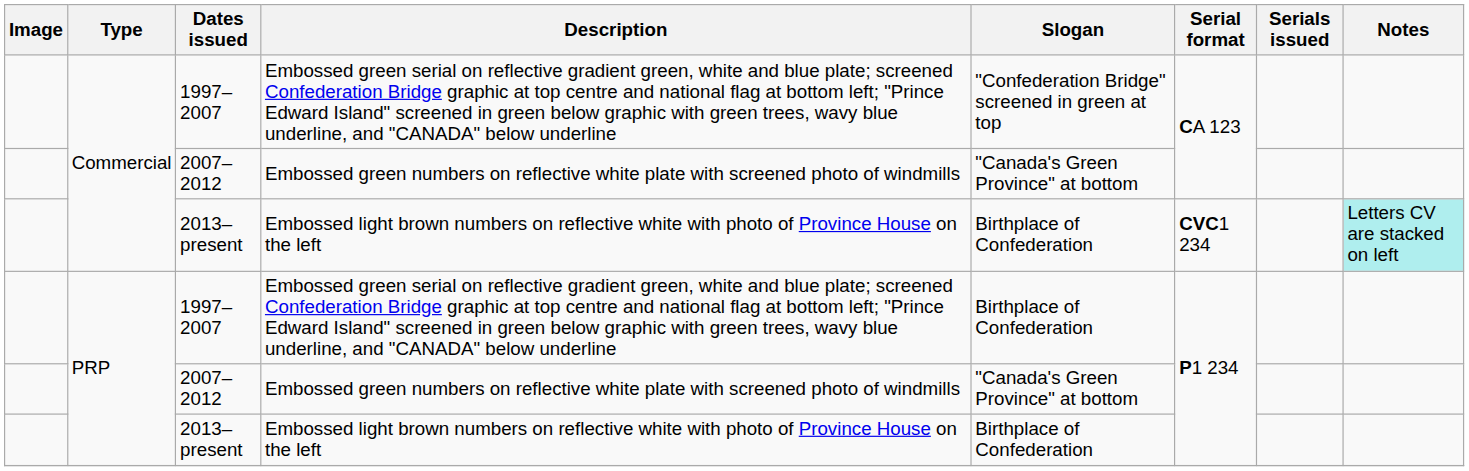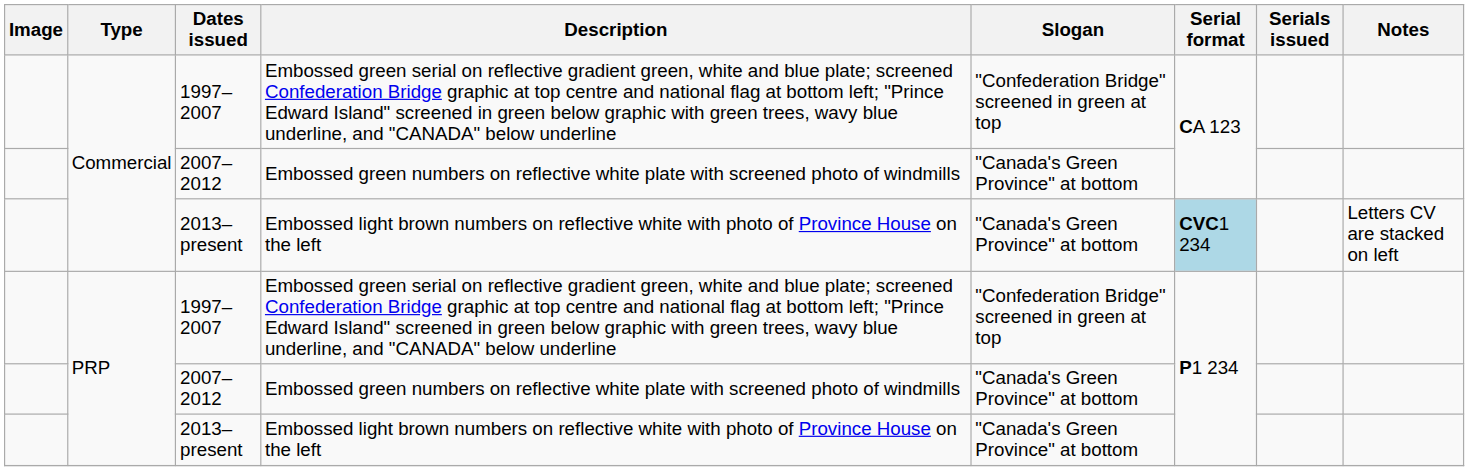(1034, 234) Birthplace of Confederation -> (1057, 234) "Canada's Green Province" at bottom
(1204, 234) no background -> (1204, 234) lightblue background
(1396, 234) paleturquoise background -> (1396, 234) no background
(1034, 317) Birthplace of Confederation -> (1070, 317) "Confederation Bridge" screened in green at top
(1034, 439) Birthplace of Confederation -> (1057, 439) "Canada's Green Province" at bottom
